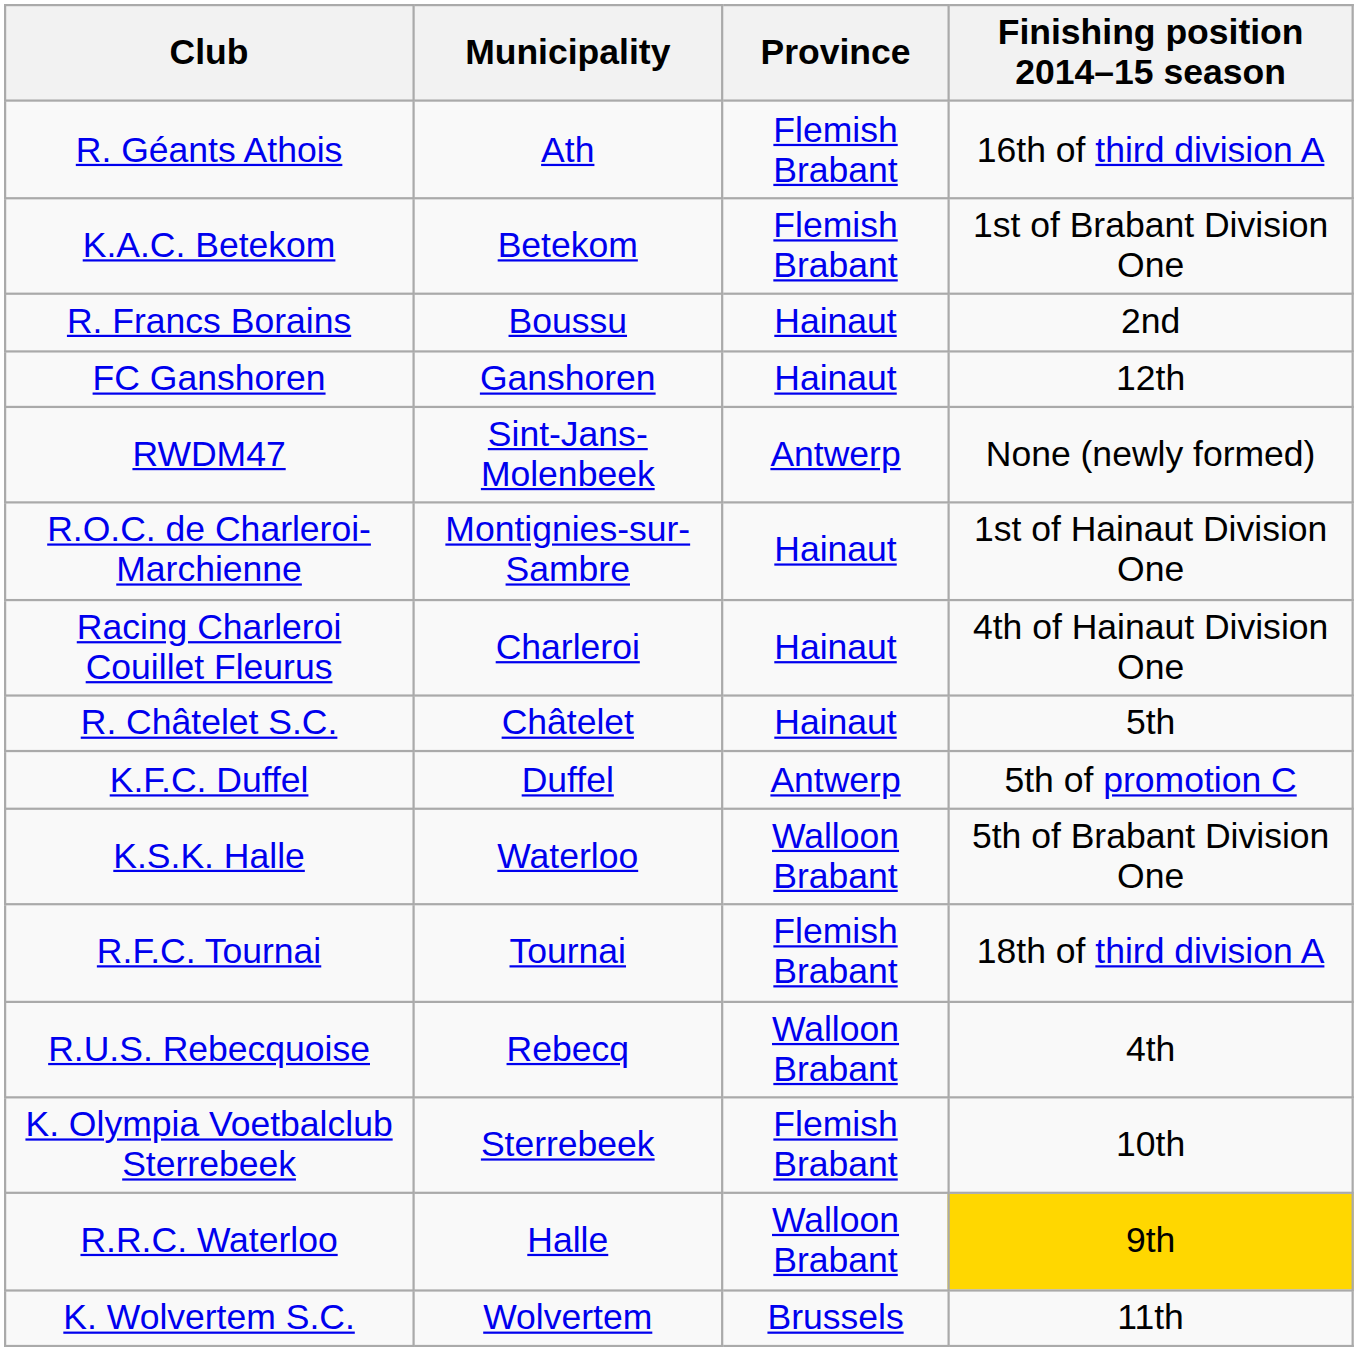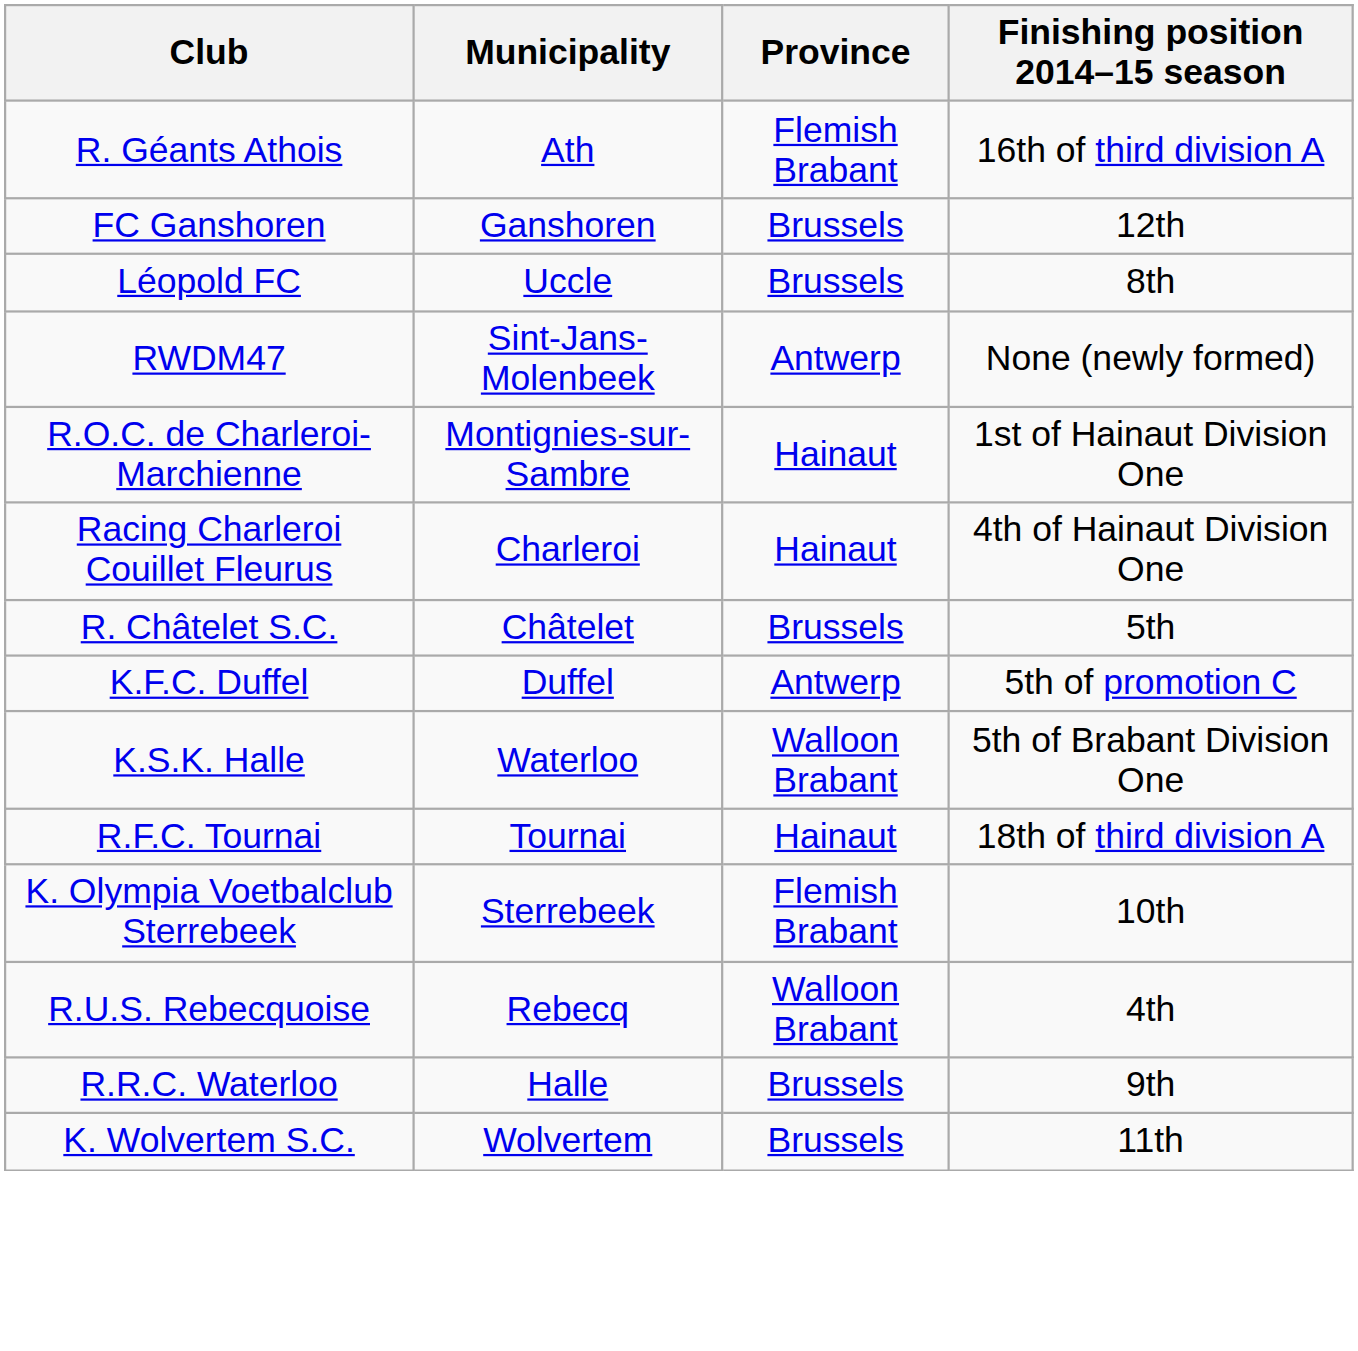- row: (209, 245)
- row: (209, 321)
(836, 377) Hainaut -> (836, 225) Brussels
+ row: (209, 281)
(836, 723) Hainaut -> (836, 626) Brussels
(836, 952) Flemish Brabant -> (836, 835) Hainaut
rows swapped: (209, 1048) <-> (209, 1144)
(836, 1240) Walloon Brabant -> (836, 1084) Brussels
(1151, 1240) gold background -> (1151, 1084) no background
